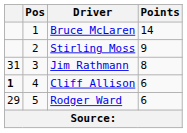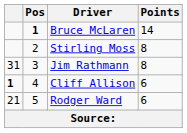(35, 31) normal -> (35, 31) bold
(144, 49) 9 -> (144, 49) 8
(14, 101) 29 -> (14, 101) 21
